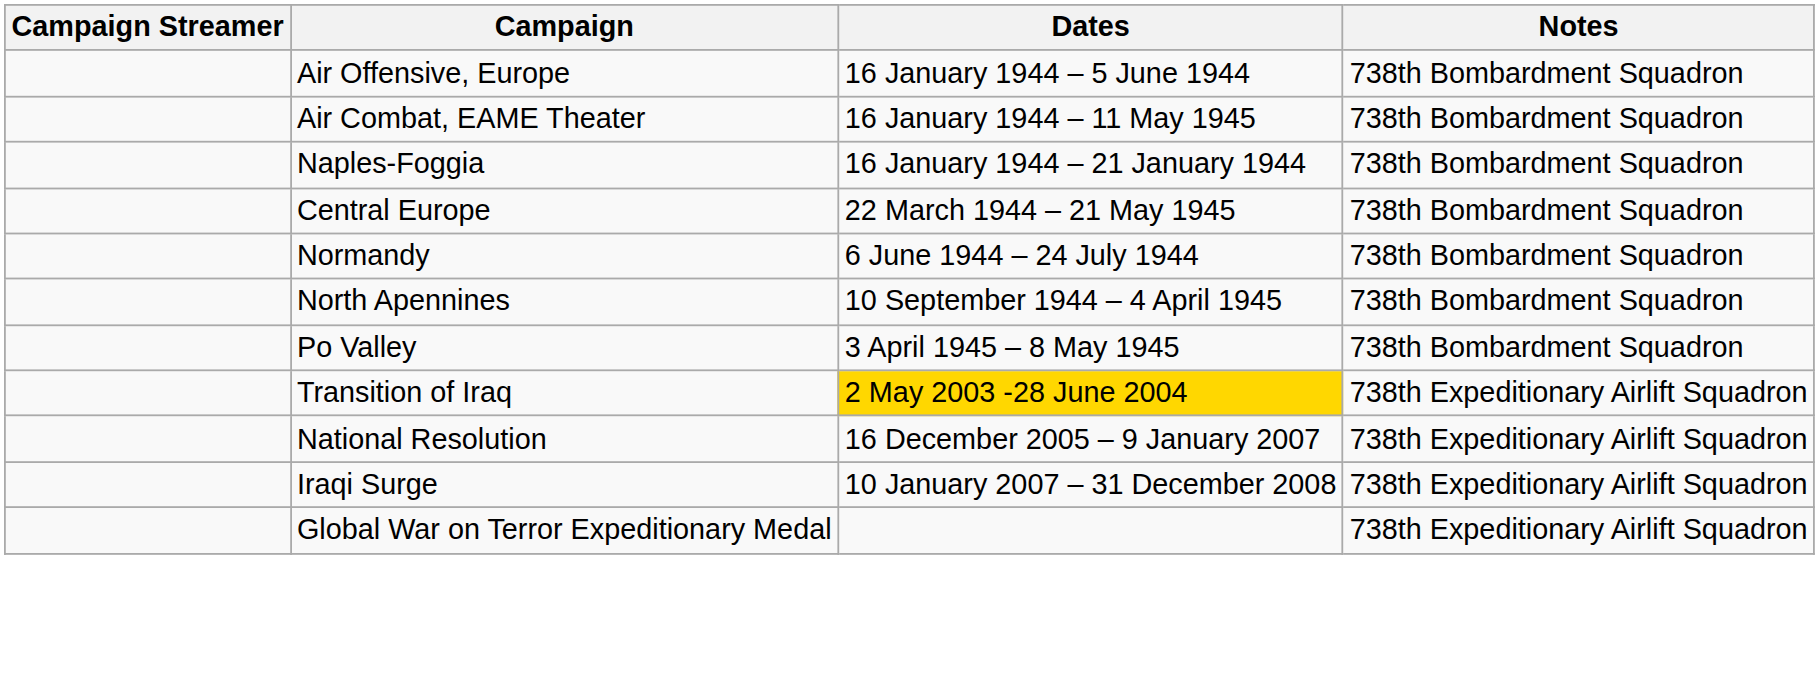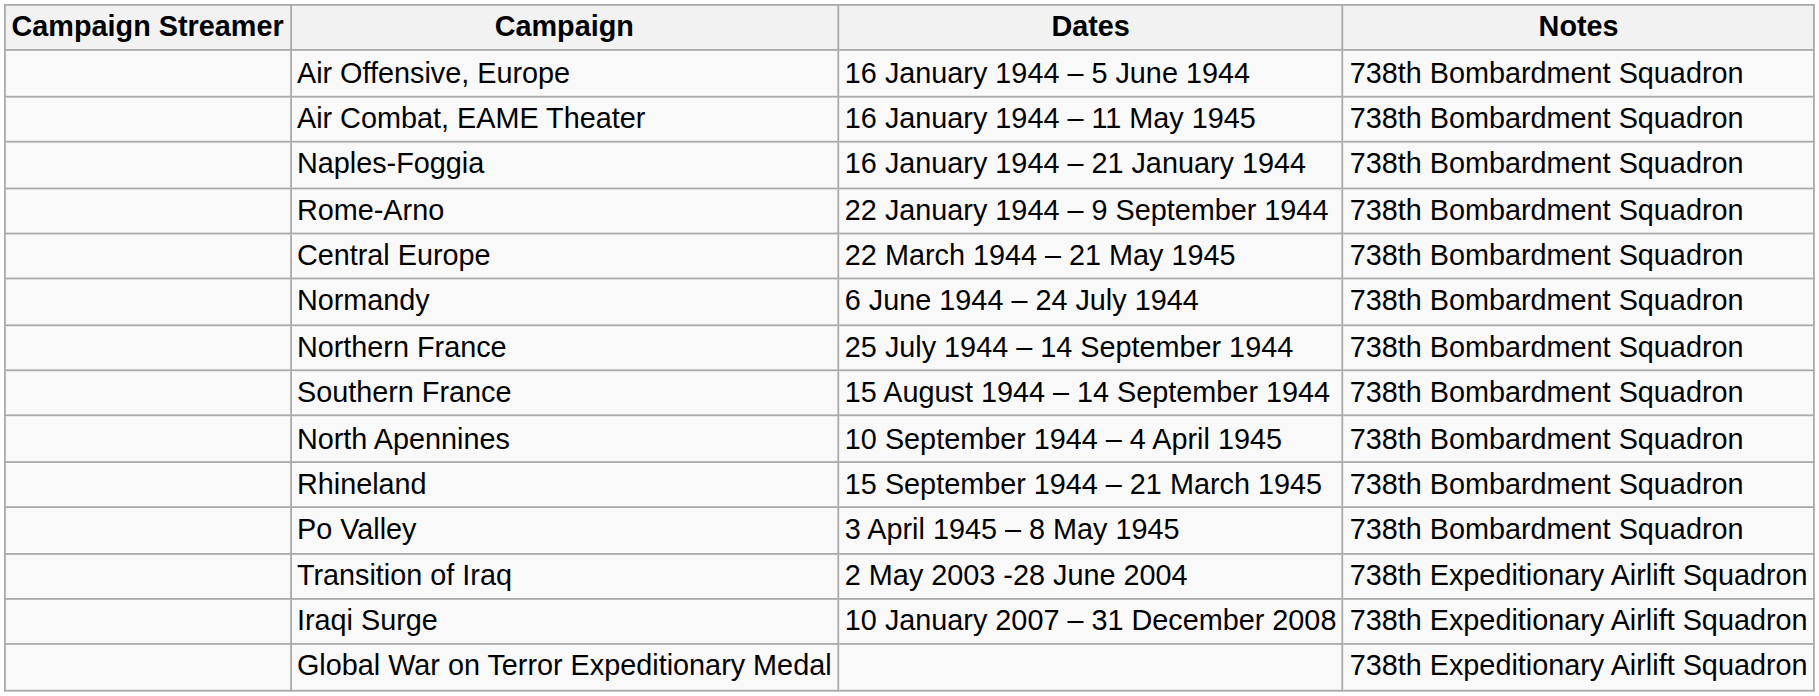+ row: (371, 210)
+ row: (402, 347)
+ row: (404, 392)
+ row: (362, 484)
(1016, 392) gold background -> (1016, 575) no background
- row: (422, 438)
